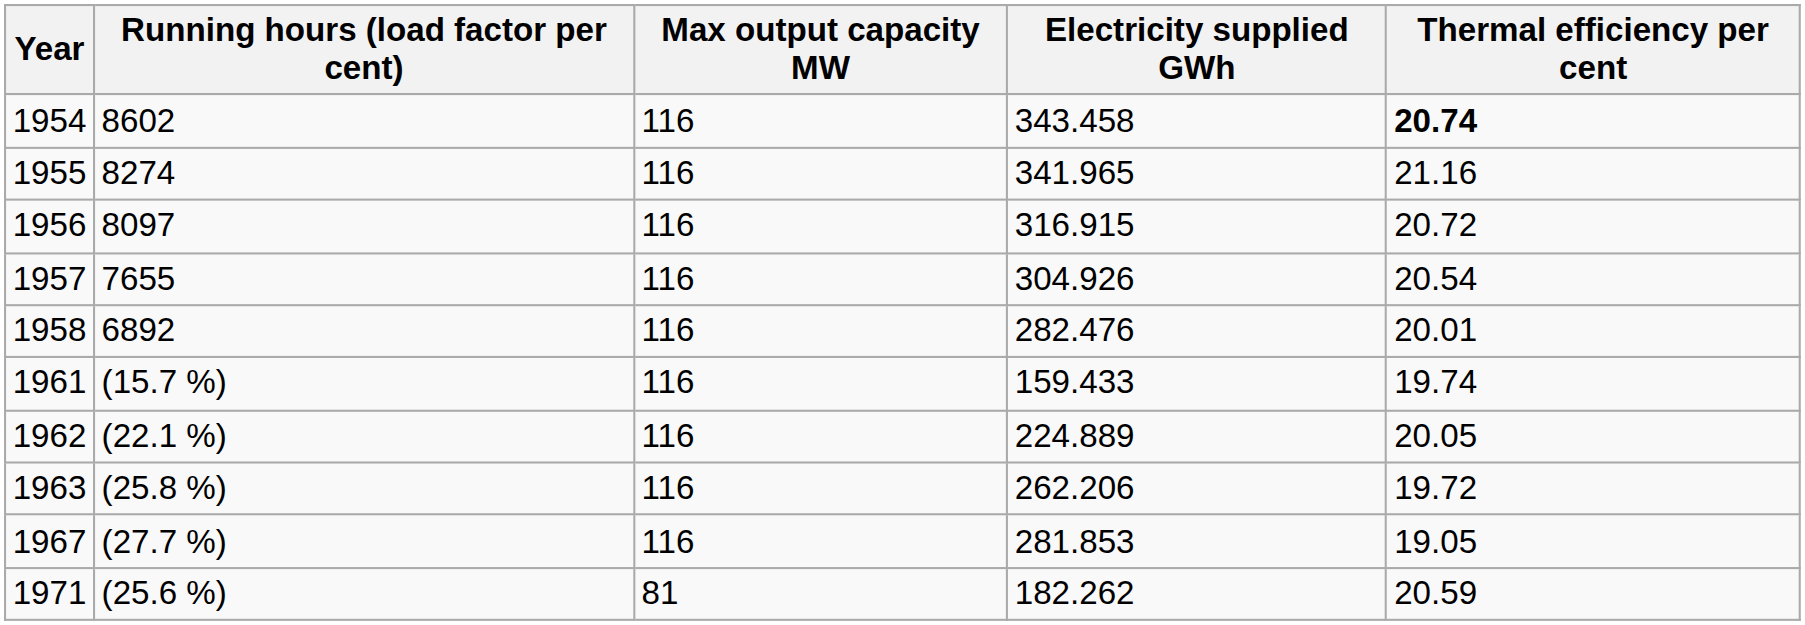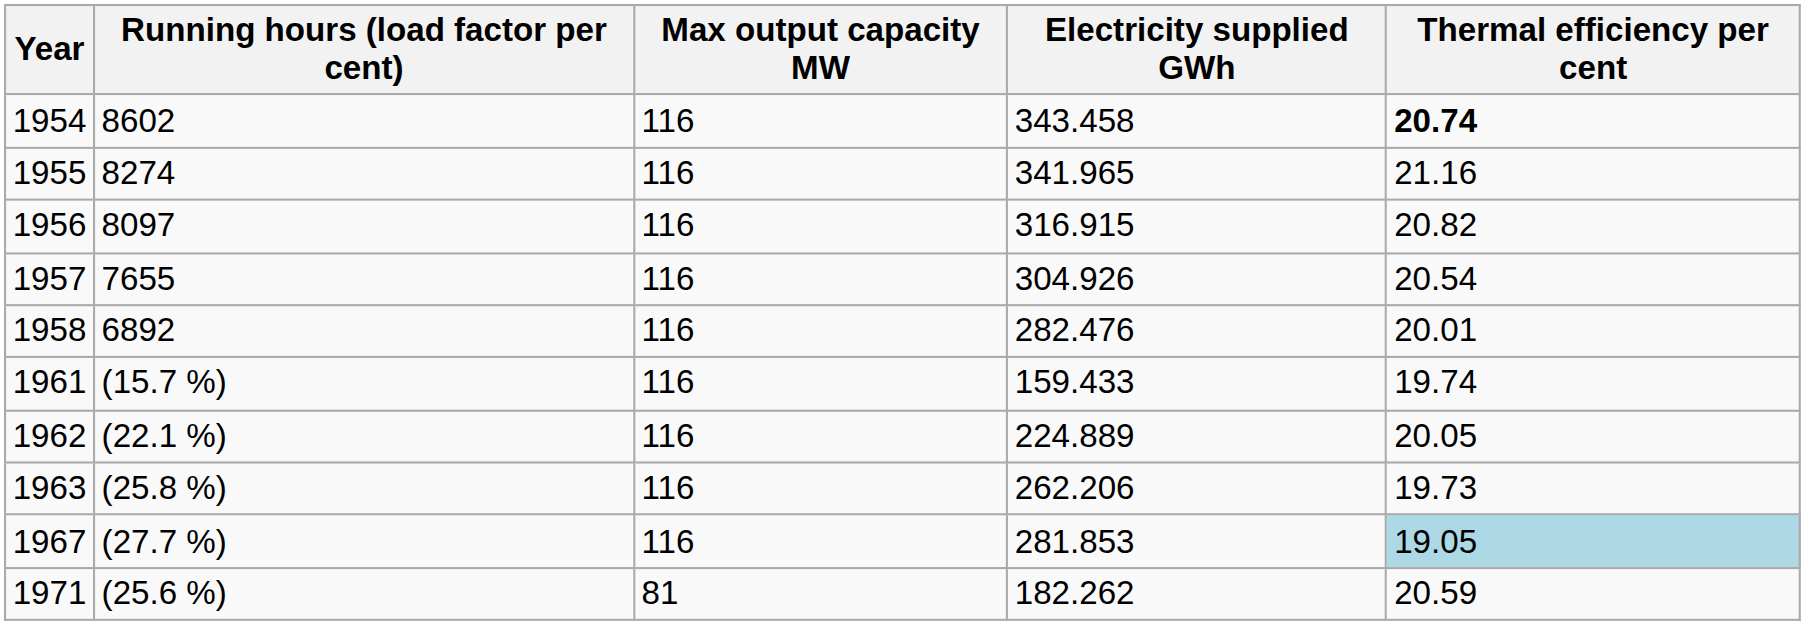(1436, 225) 20.72 -> (1436, 225) 20.82
(1436, 488) 19.72 -> (1436, 488) 19.73
(1436, 540) no background -> (1436, 540) lightblue background
